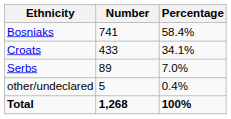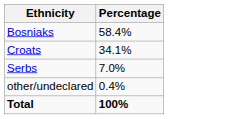- column: (128, 13)
